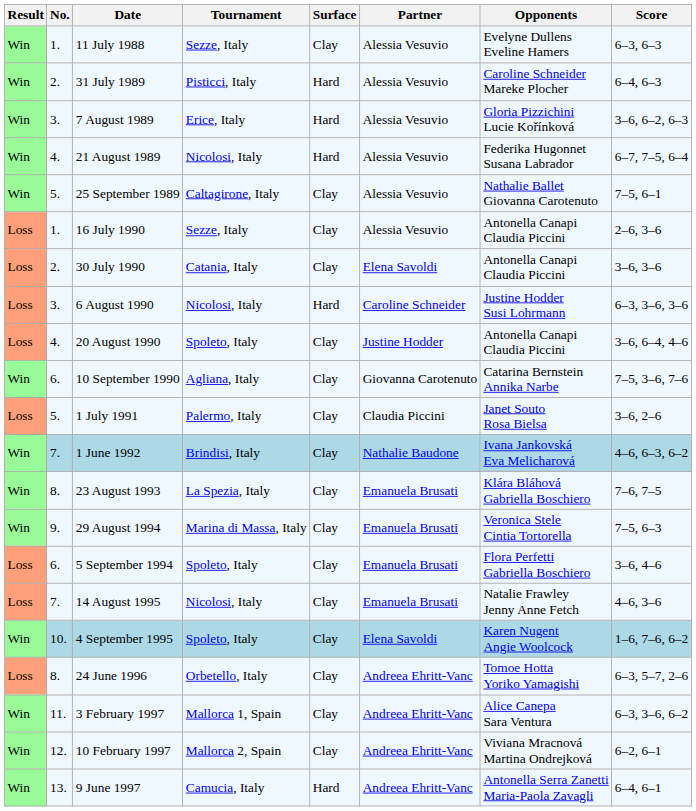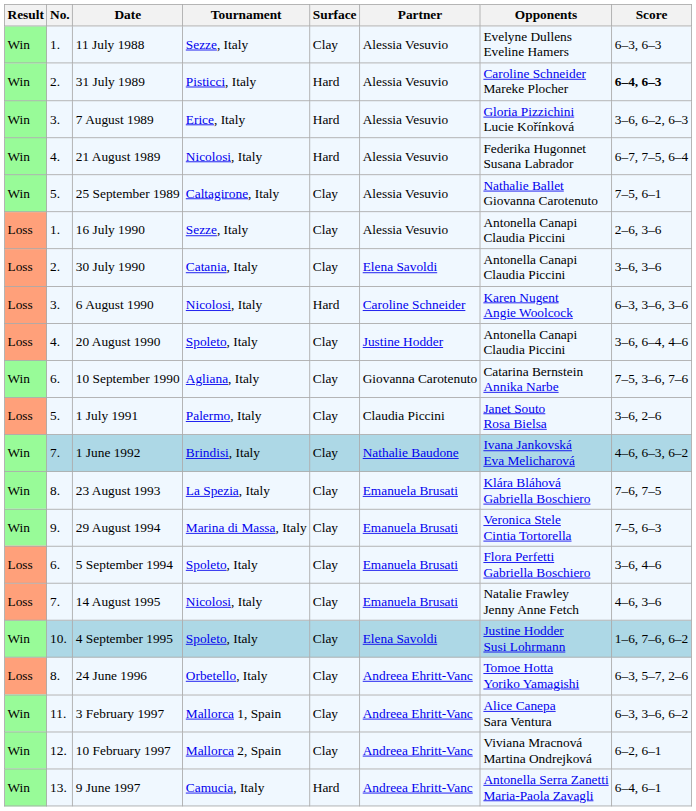(638, 81) normal -> (638, 81) bold
(524, 304) Justine Hodder Susi Lohrmann -> (528, 304) Karen Nugent Angie Woolcock
(528, 638) Karen Nugent Angie Woolcock -> (524, 638) Justine Hodder Susi Lohrmann
